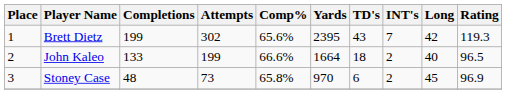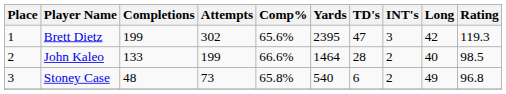(359, 36) 43 -> (359, 36) 47
(389, 36) 7 -> (389, 36) 3
(327, 57) 1664 -> (327, 57) 1464
(359, 57) 18 -> (359, 57) 28
(472, 57) 96.5 -> (472, 57) 98.5
(323, 78) 970 -> (323, 78) 540
(431, 78) 45 -> (431, 78) 49
(472, 78) 96.9 -> (472, 78) 96.8
